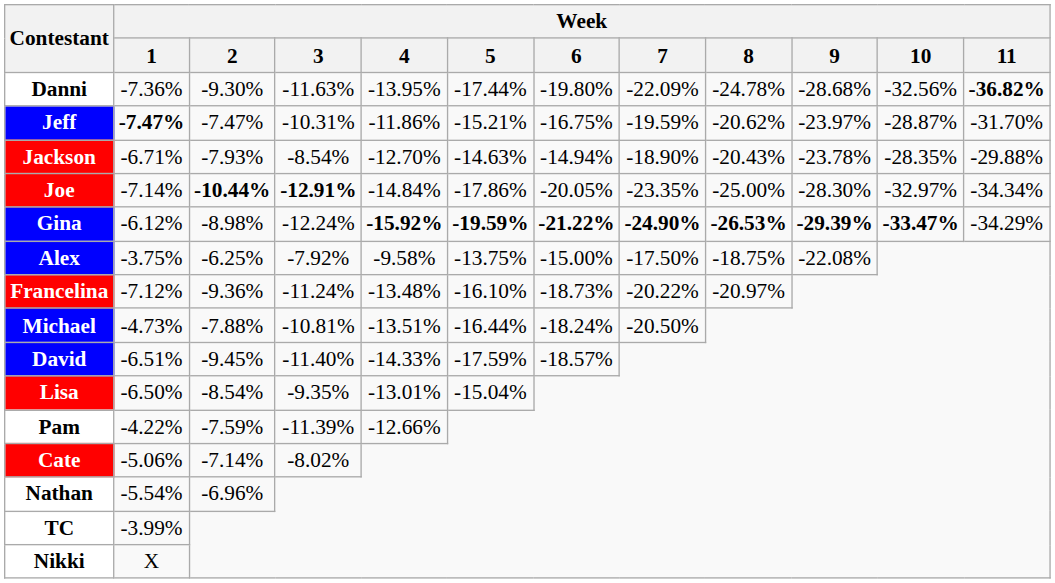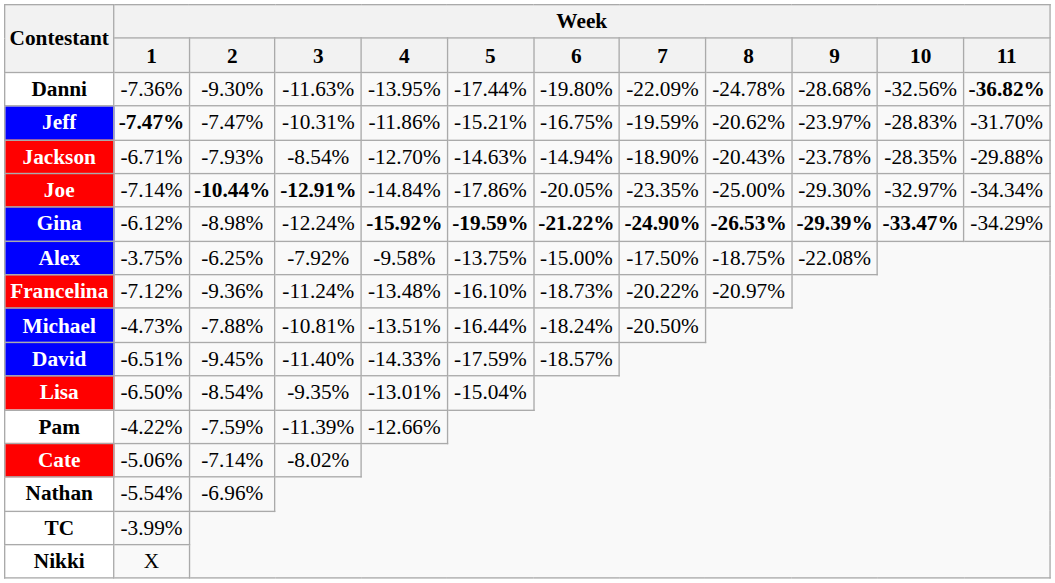(921, 122) -28.87% -> (921, 122) -28.83%
(835, 190) -28.30% -> (835, 190) -29.30%
